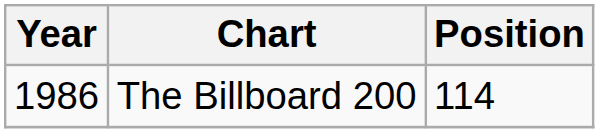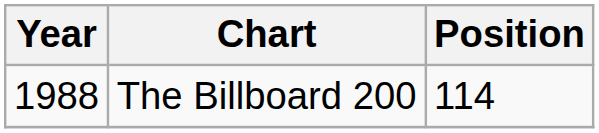(57, 95) 1986 -> (57, 95) 1988
